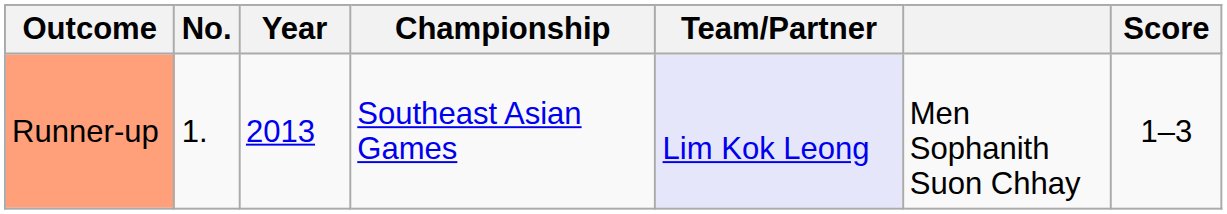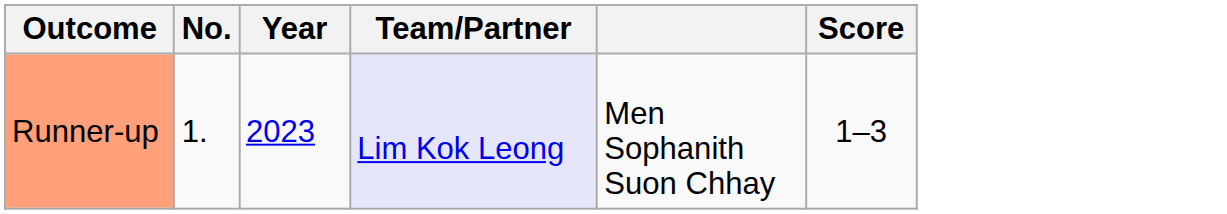- column: (503, 29)
(280, 130) 2013 -> (280, 130) 2023
